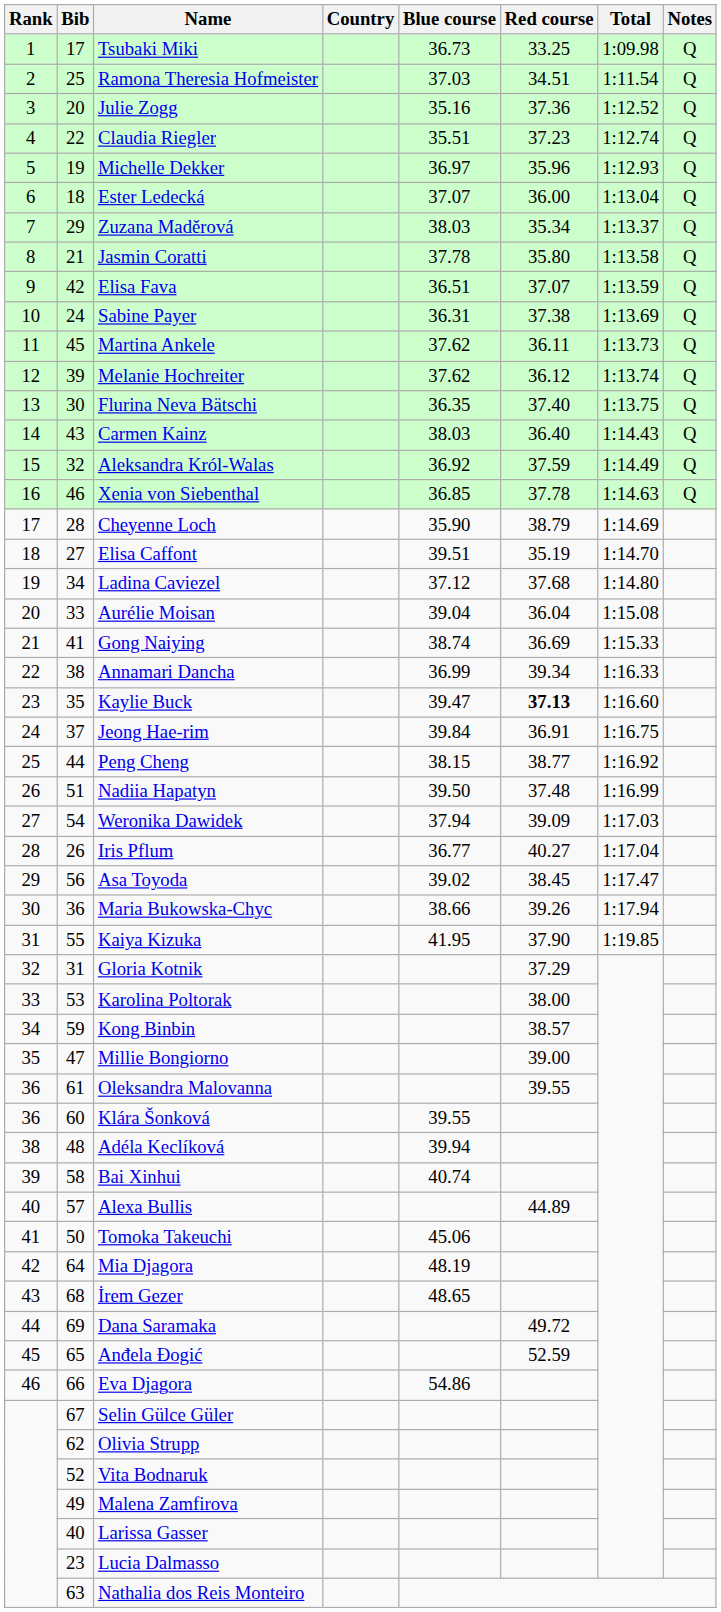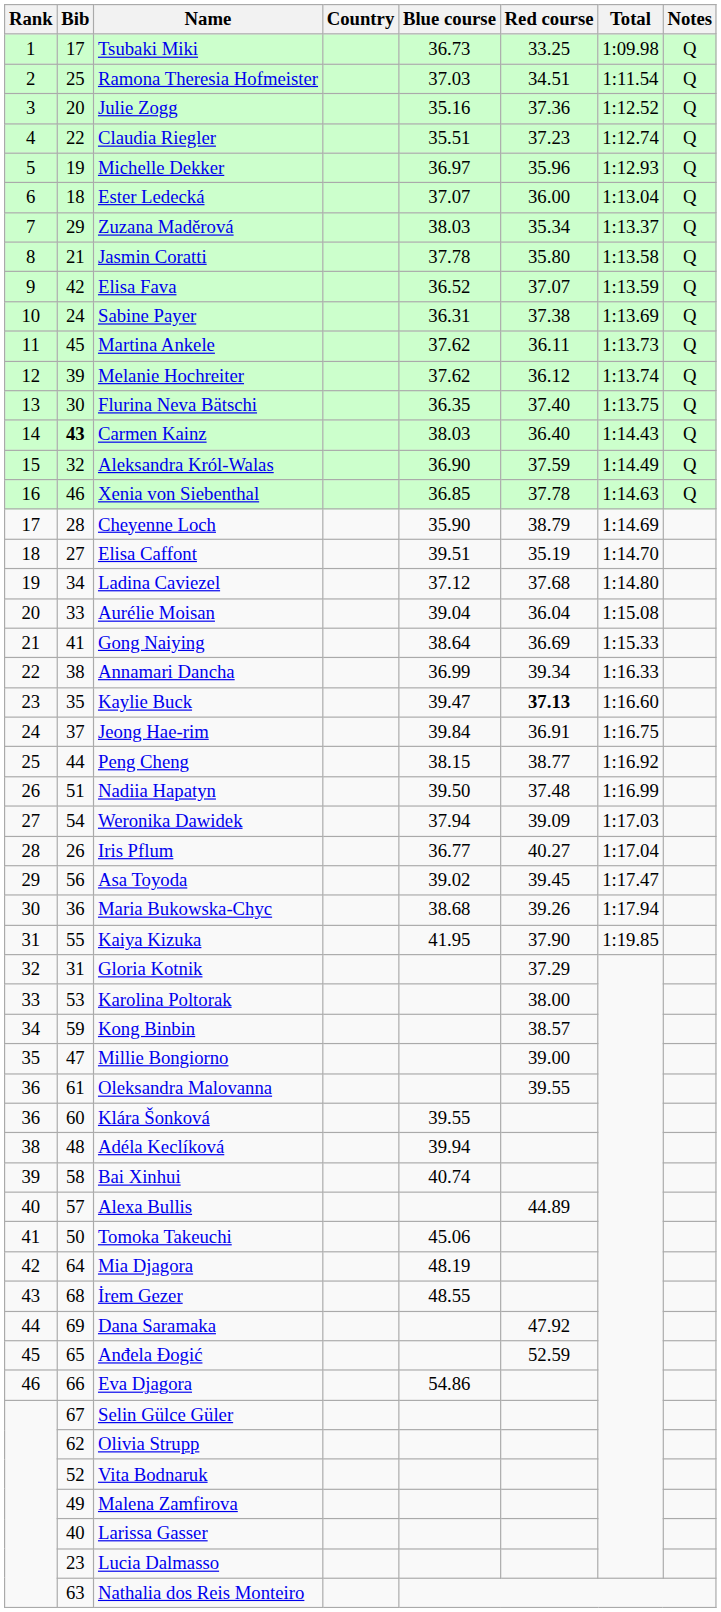(449, 286) 36.51 -> (449, 286) 36.52
(75, 434) normal -> (75, 434) bold
(449, 464) 36.92 -> (449, 464) 36.90
(449, 642) 38.74 -> (449, 642) 38.64
(549, 880) 38.45 -> (549, 880) 39.45
(449, 910) 38.66 -> (449, 910) 38.68
(449, 1295) 48.65 -> (449, 1295) 48.55
(549, 1325) 49.72 -> (549, 1325) 47.92
